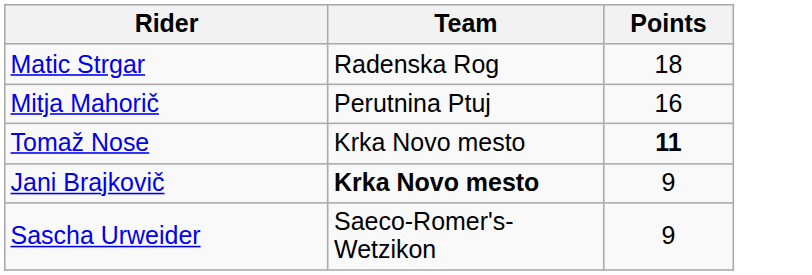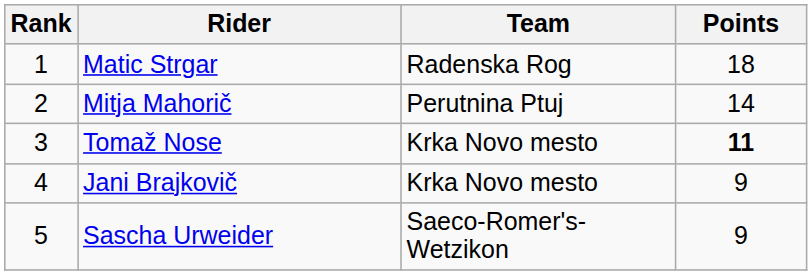+ column: (41, 24)
(668, 103) 16 -> (741, 103) 14
(437, 182) bold -> (502, 182) normal
